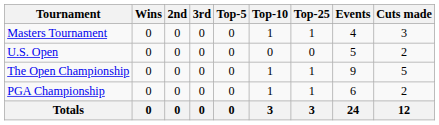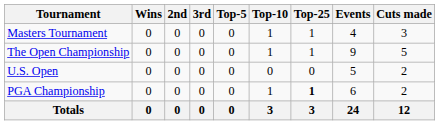rows swapped: (33, 52) <-> (68, 71)
(312, 91) normal -> (312, 91) bold
